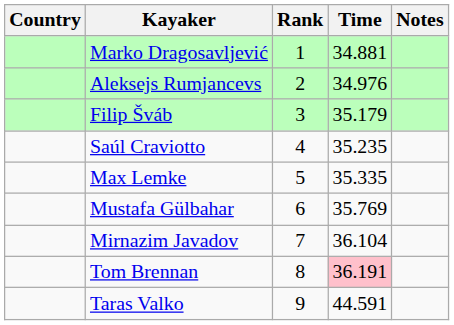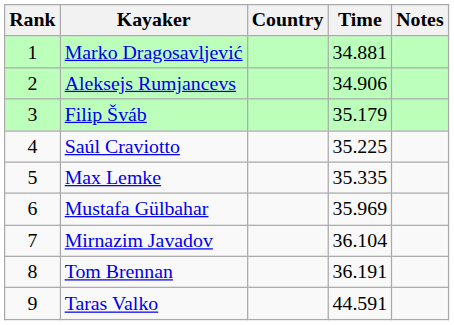columns swapped: (300, 20) <-> (45, 20)
(360, 83) 34.976 -> (360, 83) 34.906
(360, 146) 35.235 -> (360, 146) 35.225
(360, 209) 35.769 -> (360, 209) 35.969
(360, 271) pink background -> (360, 271) no background
